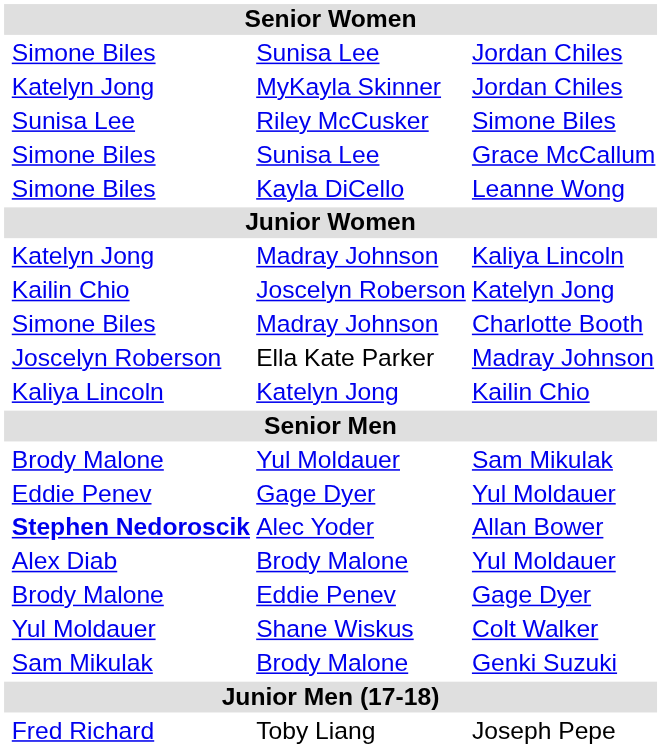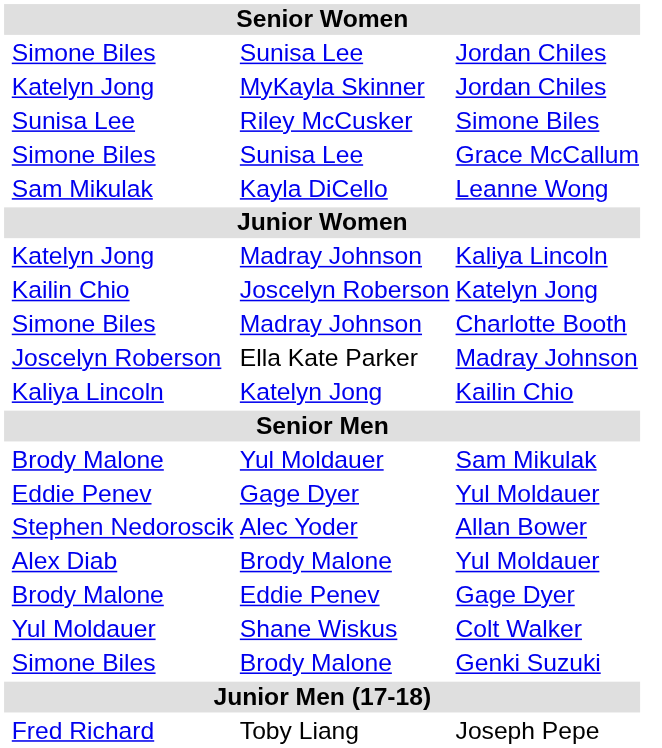(84, 188) Simone Biles -> (82, 188) Sam Mikulak
(131, 527) bold -> (123, 527) normal
(82, 662) Sam Mikulak -> (84, 662) Simone Biles
